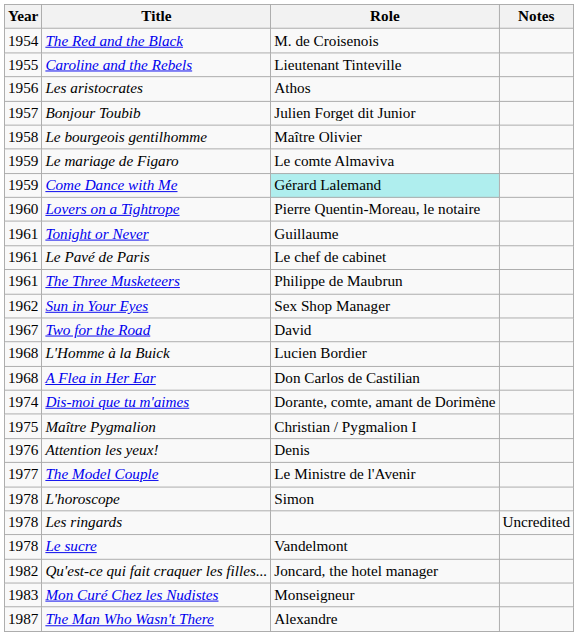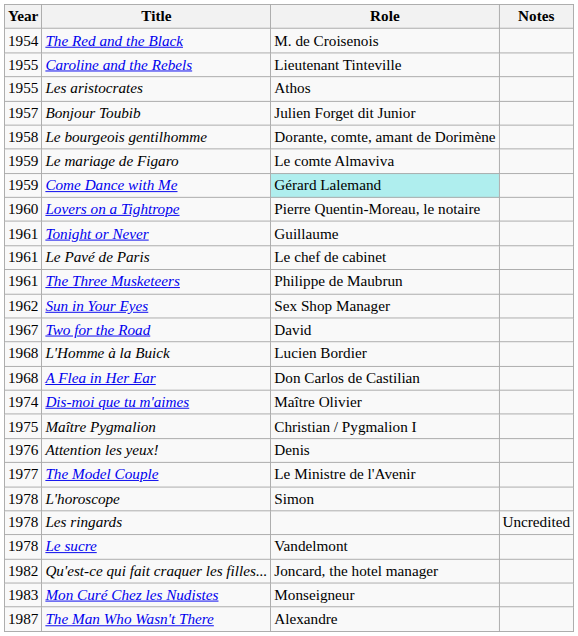(23, 88) 1956 -> (23, 88) 1955
(318, 137) Maître Olivier -> (385, 137) Dorante, comte, amant de Dorimène
(385, 402) Dorante, comte, amant de Dorimène -> (318, 402) Maître Olivier
